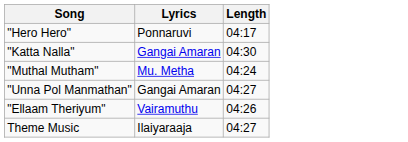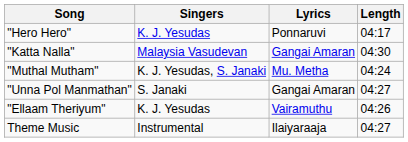+ column: (202, 14)
